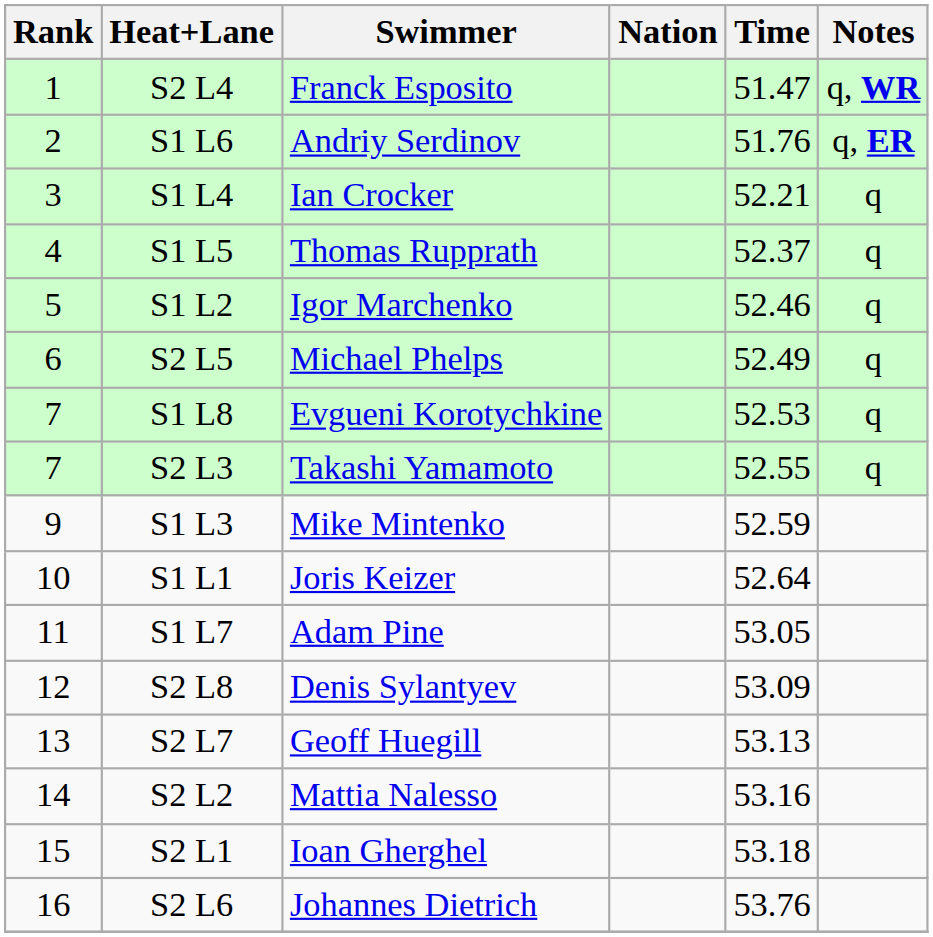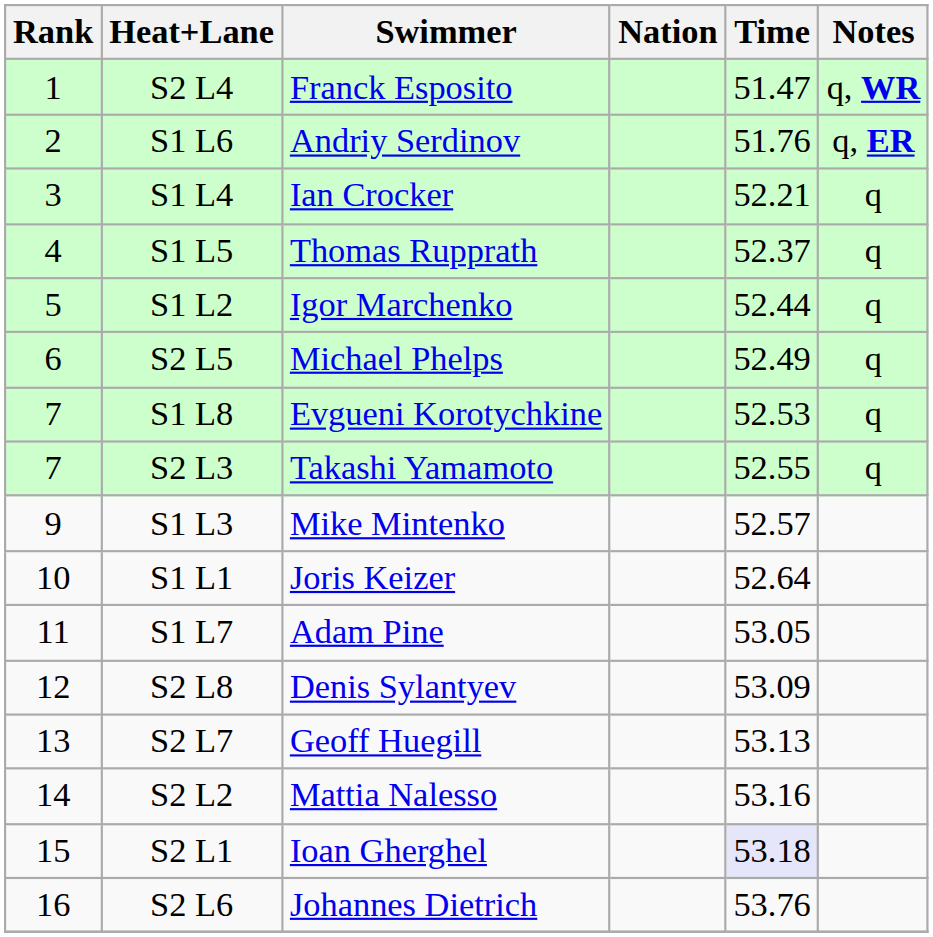(772, 304) 52.46 -> (772, 304) 52.44
(772, 522) 52.59 -> (772, 522) 52.57
(772, 850) no background -> (772, 850) lavender background
